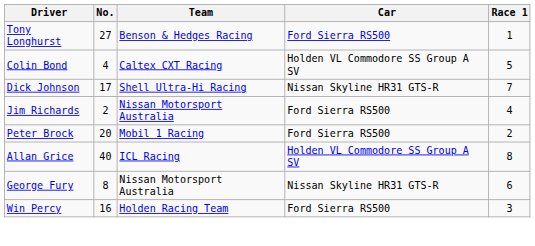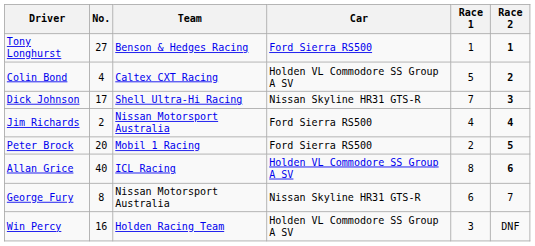+ column: (510, 19)
(339, 208) Ford Sierra RS500 -> (354, 226) Holden VL Commodore SS Group A SV
